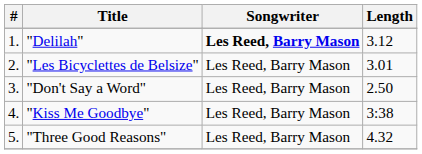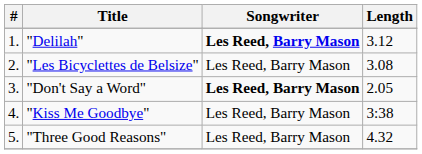(380, 64) 3.01 -> (380, 64) 3.08
(278, 88) normal -> (283, 88) bold
(380, 88) 2.50 -> (380, 88) 2.05
